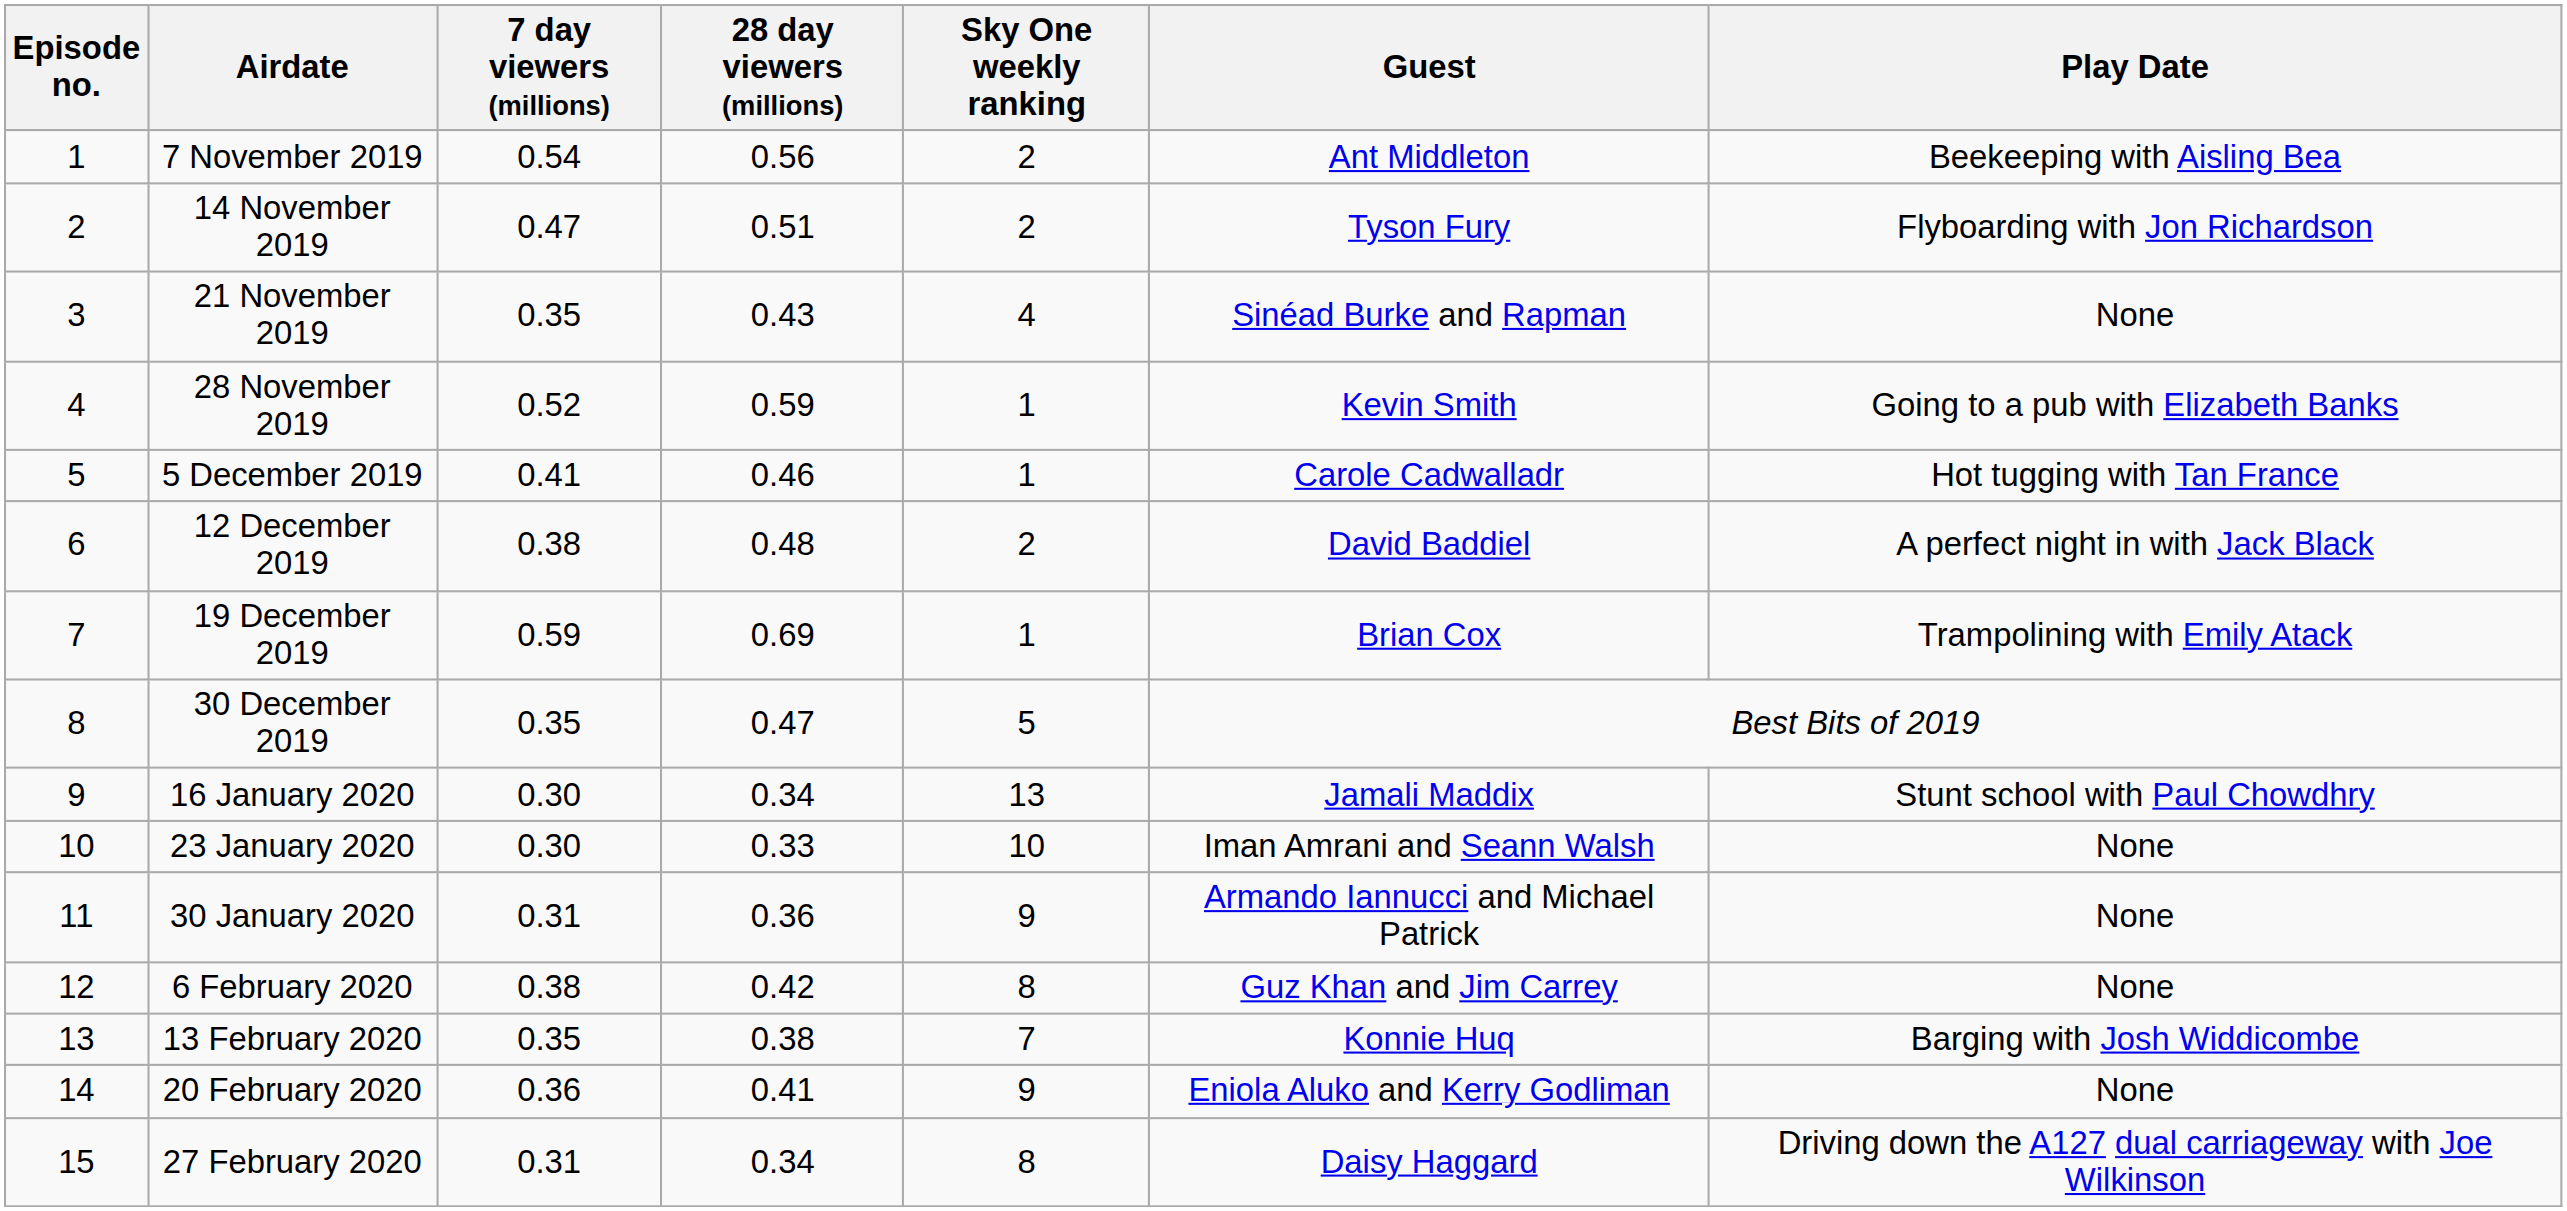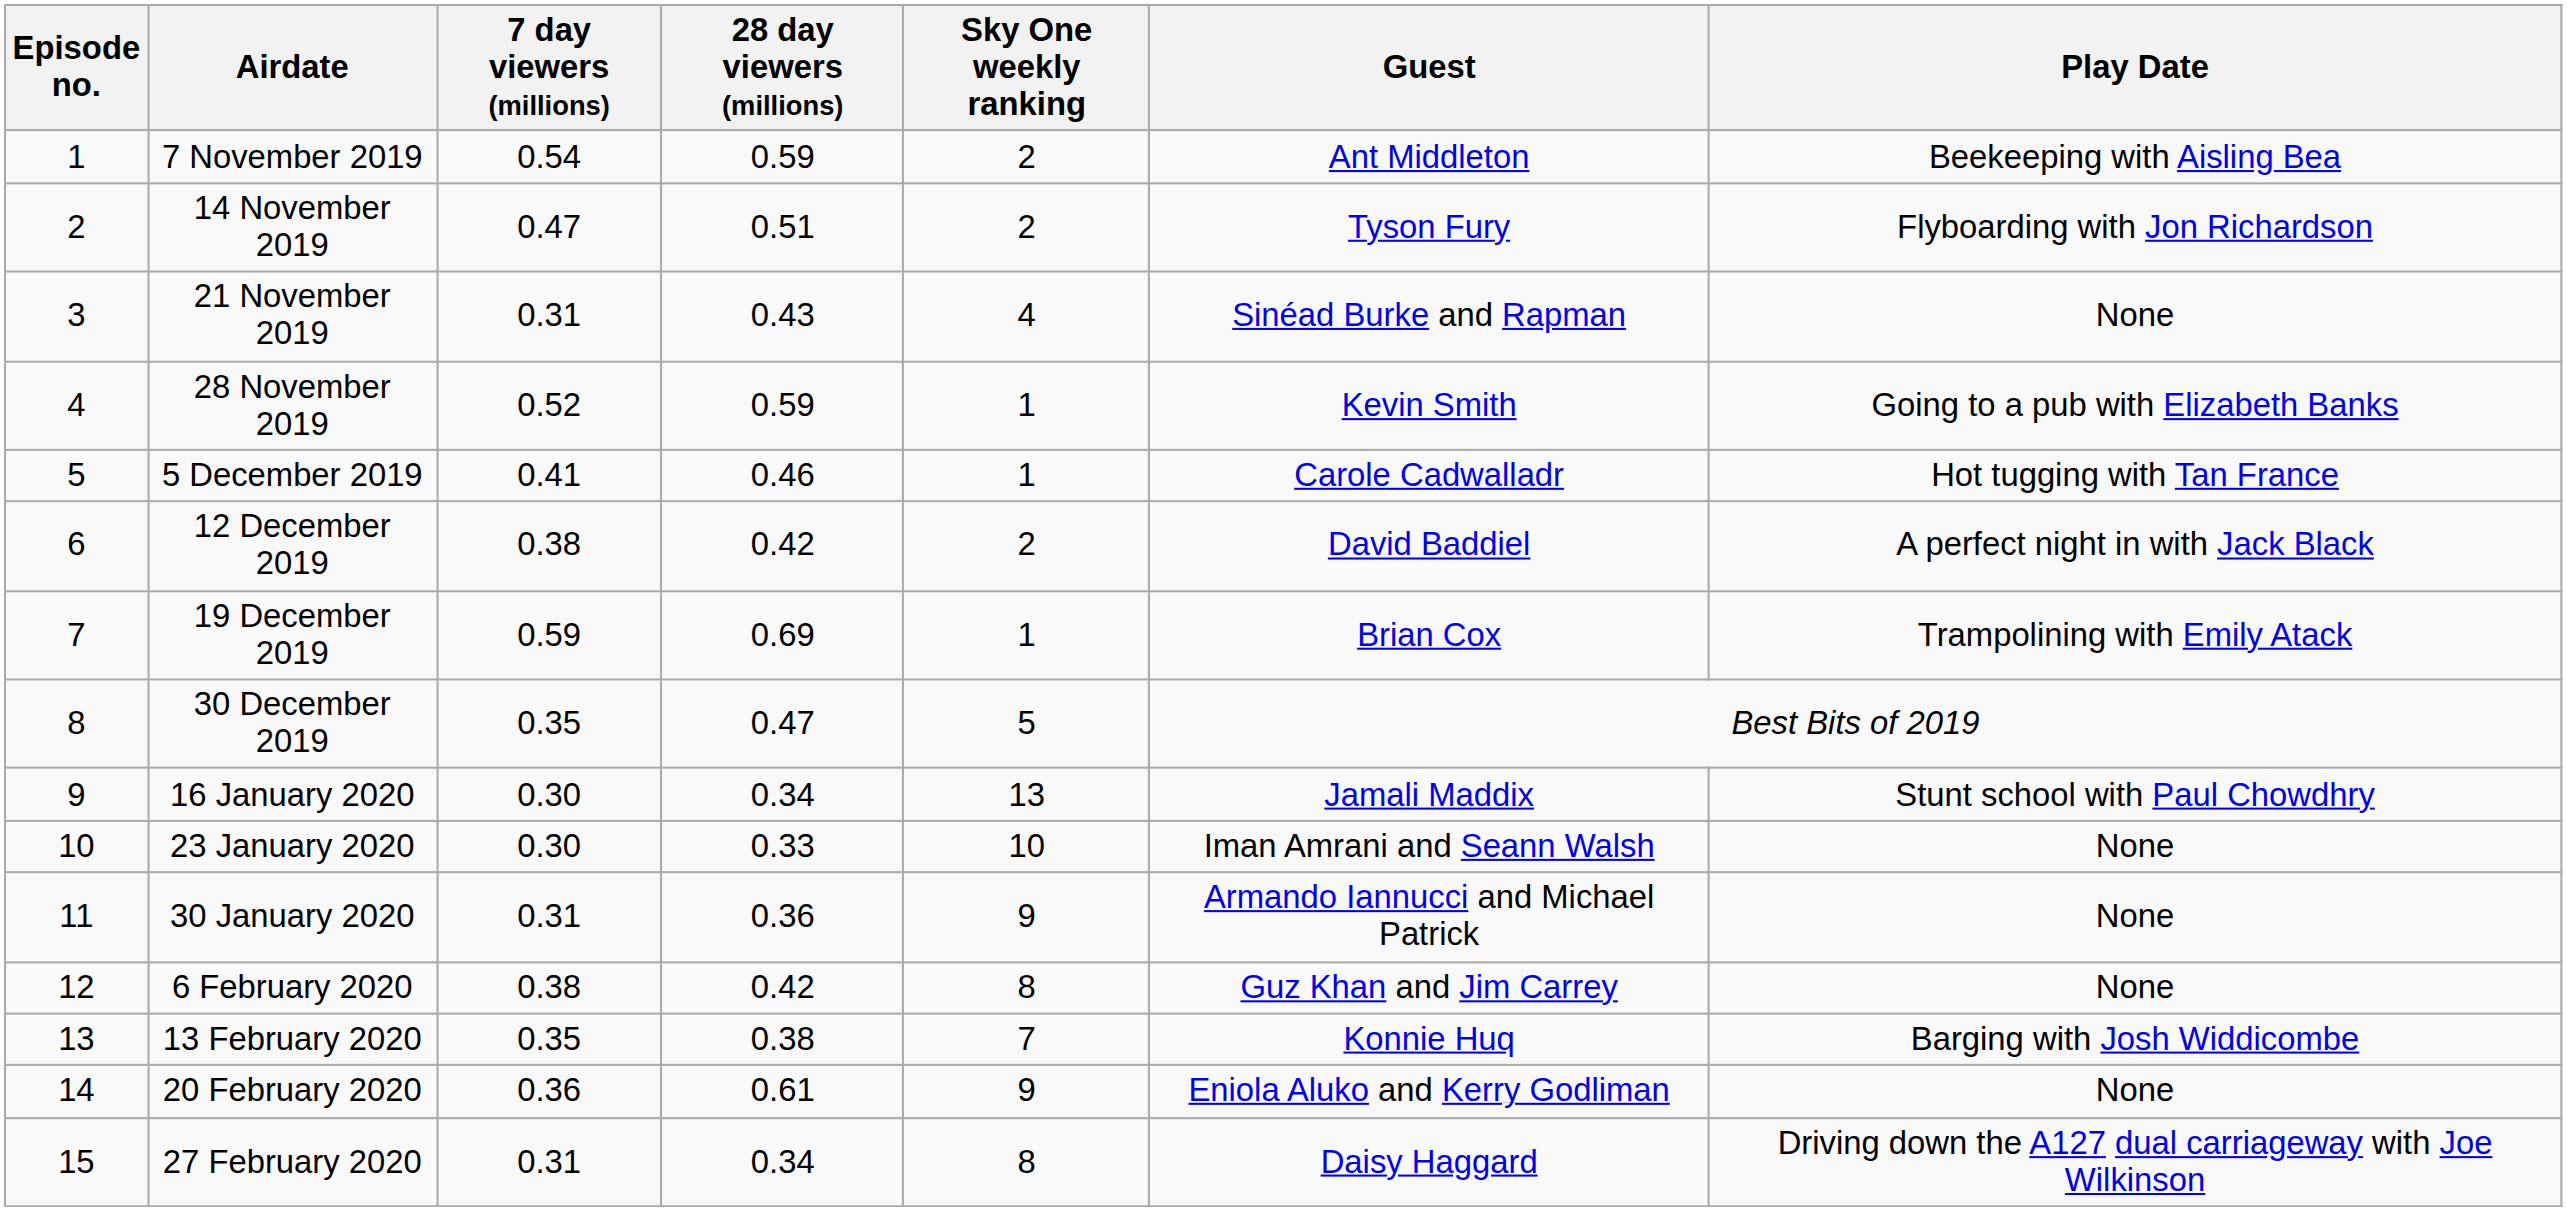(783, 156) 0.56 -> (783, 156) 0.59
(549, 315) 0.35 -> (549, 315) 0.31
(783, 545) 0.48 -> (783, 545) 0.42
(783, 1090) 0.41 -> (783, 1090) 0.61
